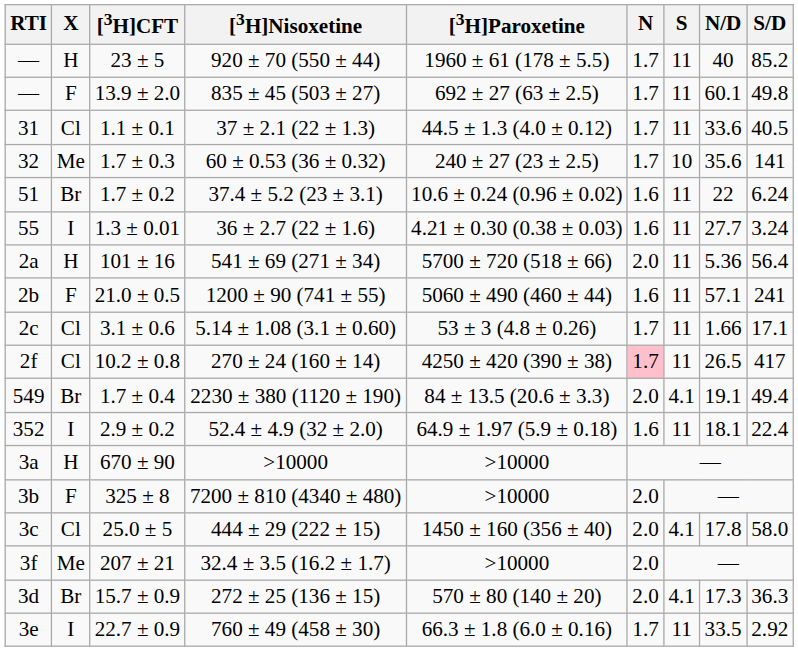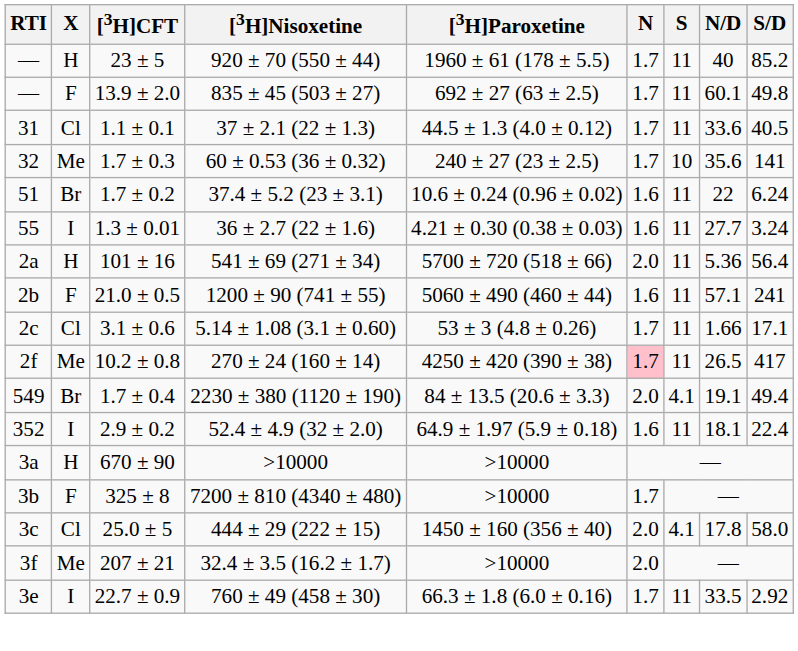(71, 361) Cl -> (71, 361) Me
(646, 495) 2.0 -> (646, 495) 1.7
- row: (137, 596)
